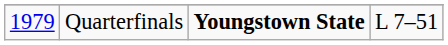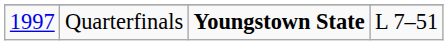(32, 22) 1979 -> (32, 22) 1997
